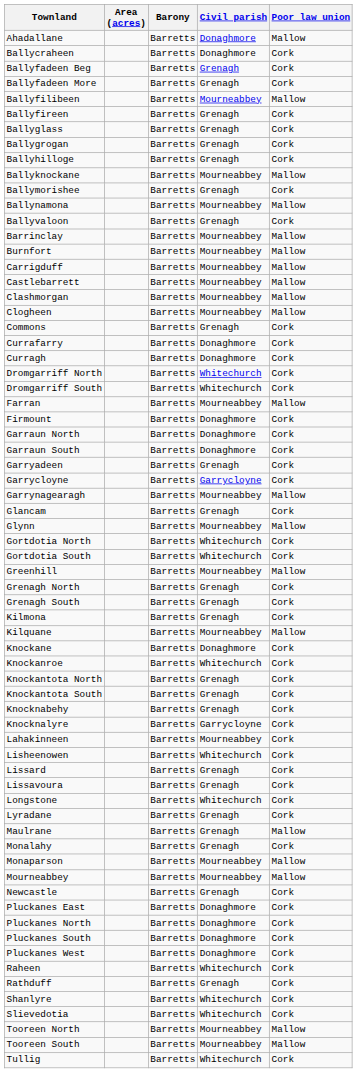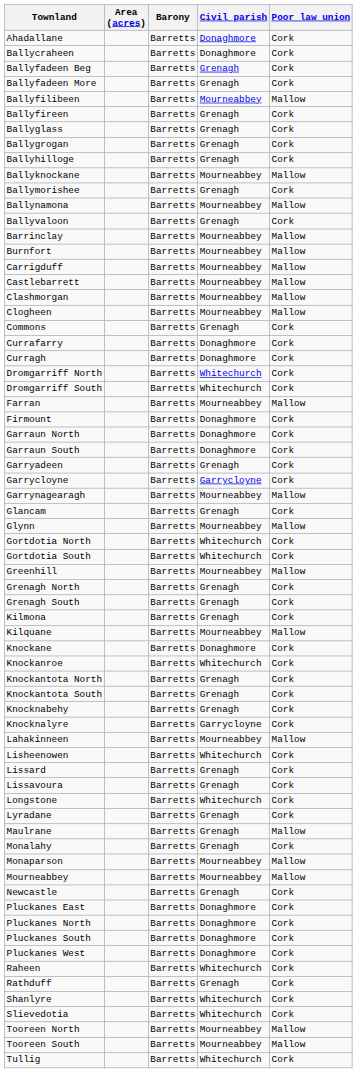(288, 38) Mallow -> (283, 38) Cork
(283, 740) Cork -> (288, 740) Mallow
